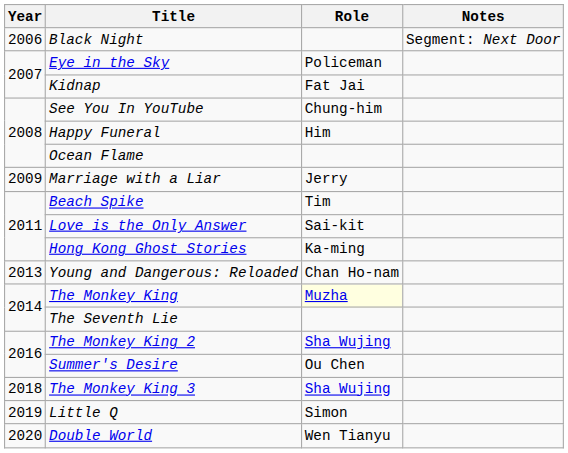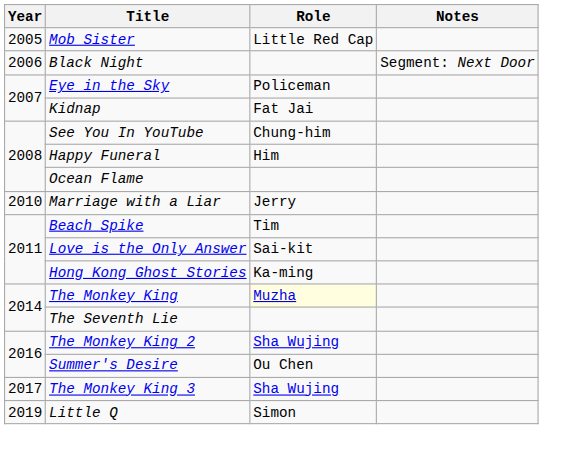+ row: (92, 40)
(25, 179) 2009 -> (25, 203) 2010
- row: (174, 273)
(25, 389) 2018 -> (25, 389) 2017
- row: (101, 436)
